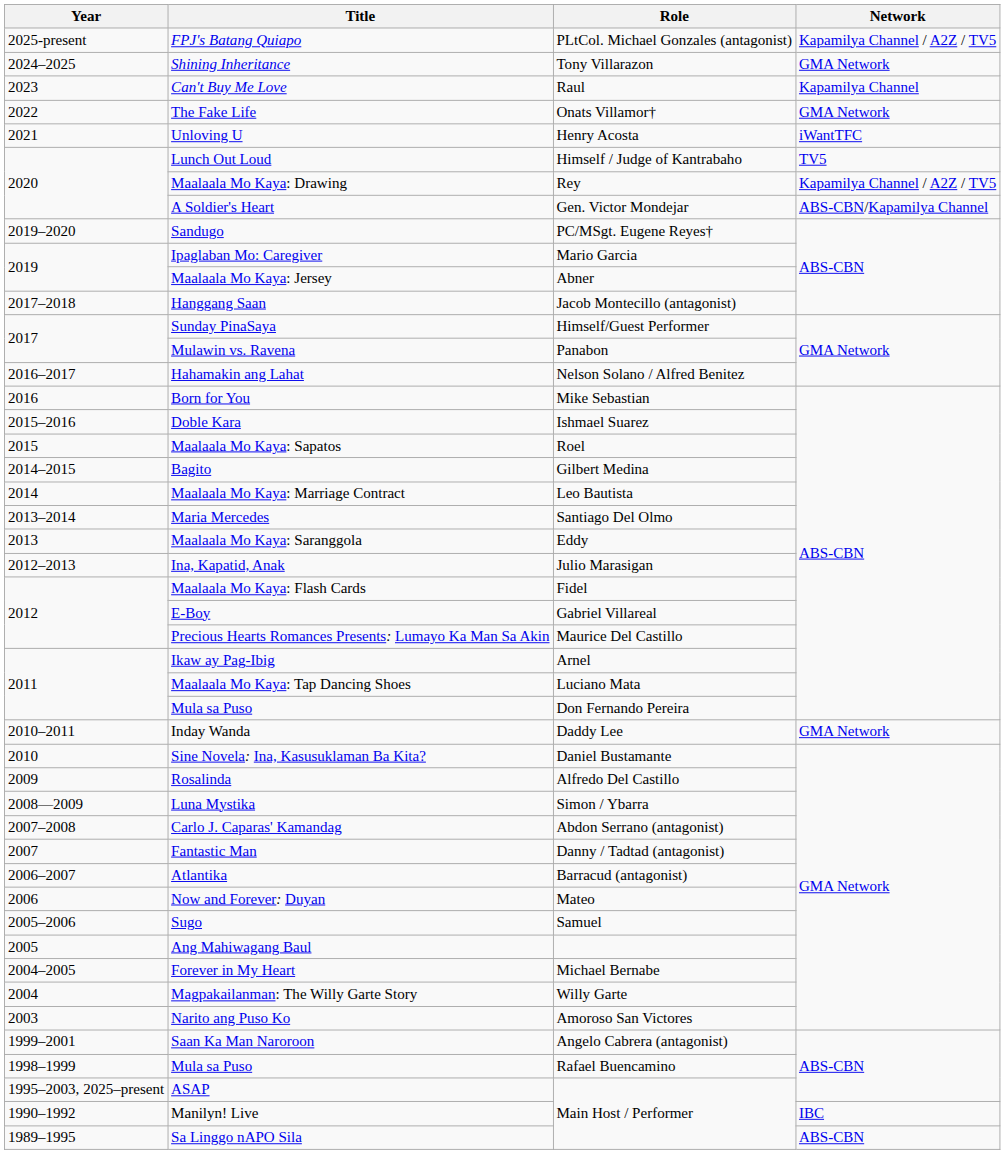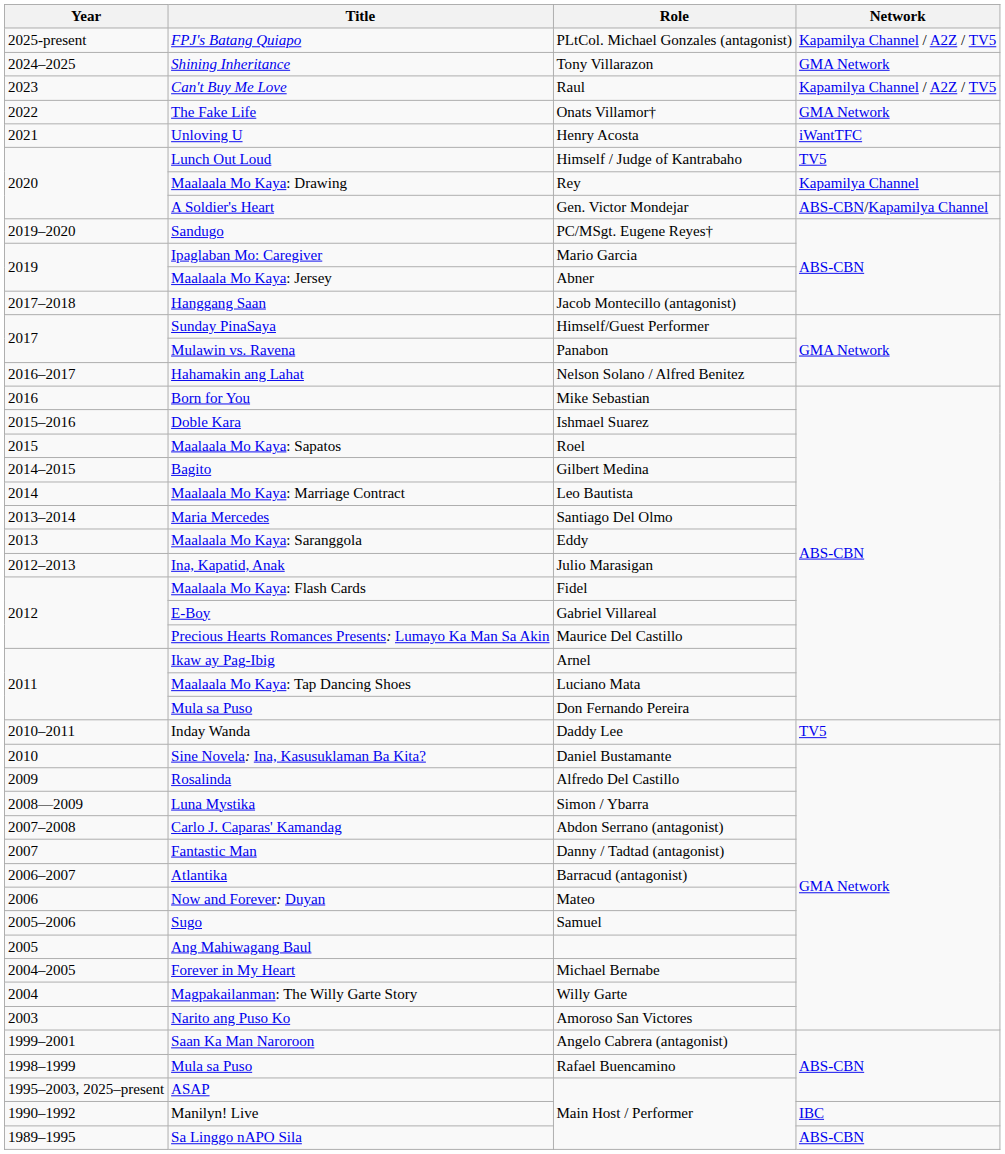(859, 87) Kapamilya Channel -> (898, 87) Kapamilya Channel / A2Z / TV5
(898, 183) Kapamilya Channel / A2Z / TV5 -> (859, 183) Kapamilya Channel
(844, 732) GMA Network -> (813, 732) TV5
